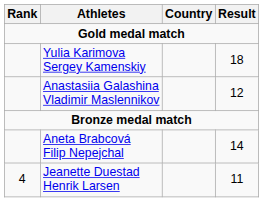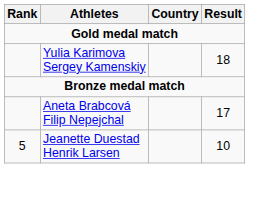- row: (101, 93)
(237, 146) 14 -> (223, 113) 17
(22, 180) 4 -> (22, 146) 5
(237, 180) 11 -> (223, 146) 10
